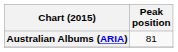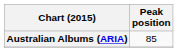(151, 39) 81 -> (151, 39) 85
